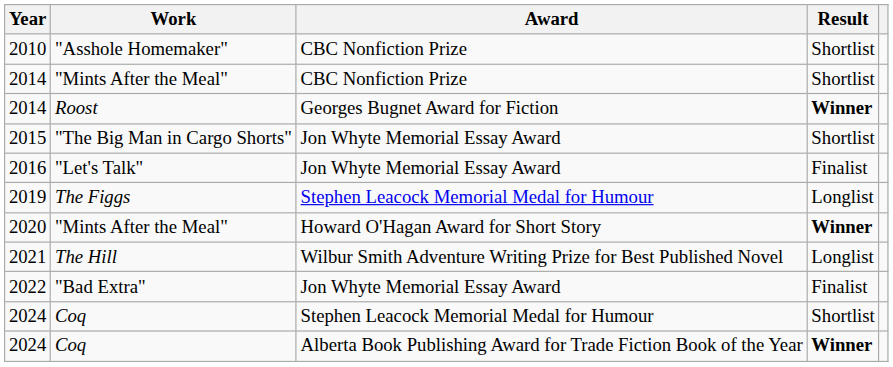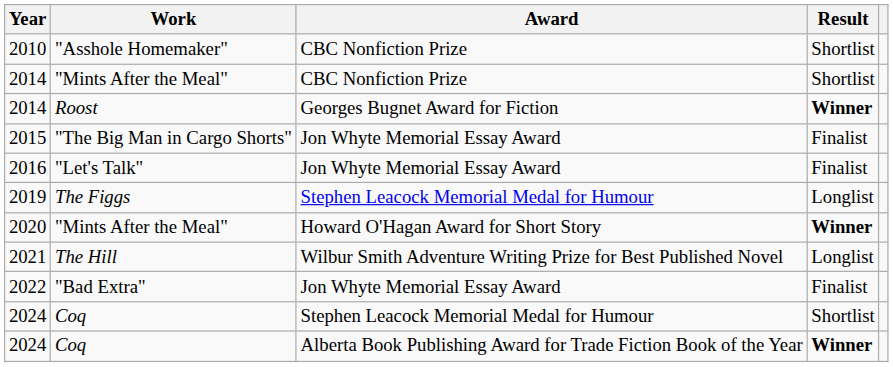(843, 138) Shortlist -> (839, 138) Finalist
